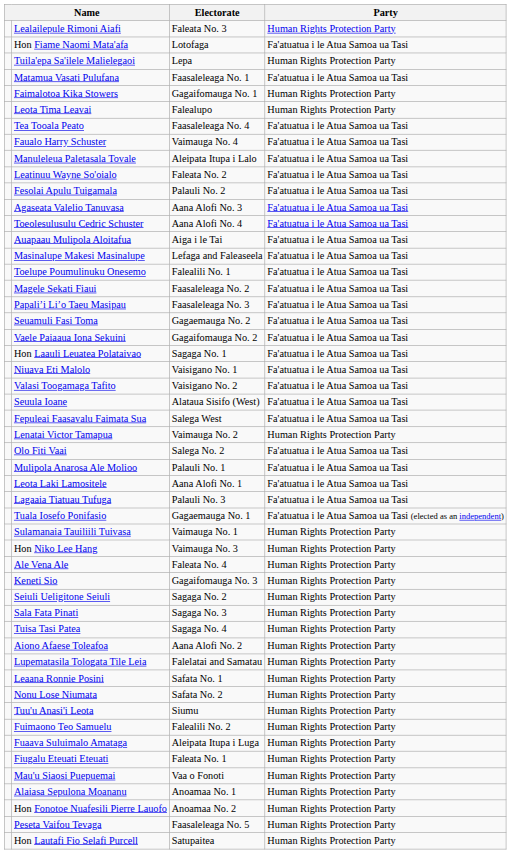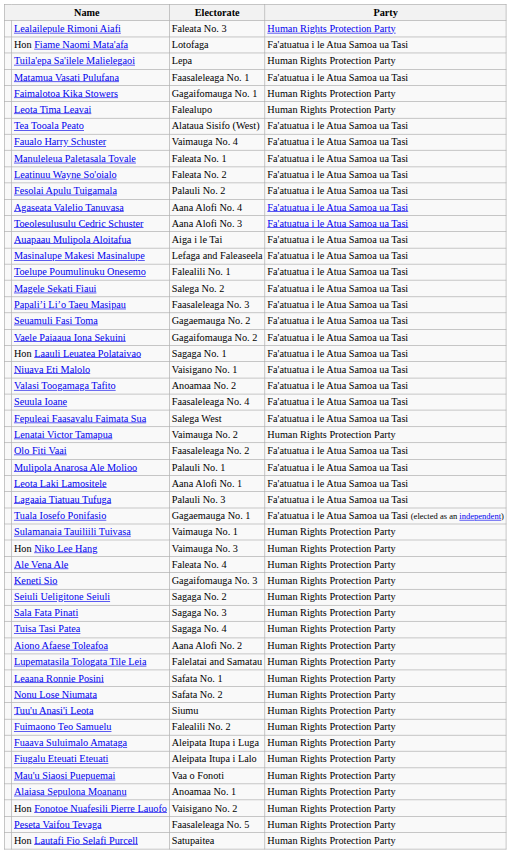(210, 126) Faasaleleaga No. 4 -> (216, 126) Alataua Sisifo (West)
(214, 158) Aleipata Itupa i Lalo -> (199, 158) Faleata No. 1
(207, 207) Aana Alofi No. 3 -> (207, 207) Aana Alofi No. 4
(207, 223) Aana Alofi No. 4 -> (207, 223) Aana Alofi No. 3
(210, 288) Faasaleleaga No. 2 -> (198, 288) Salega No. 2
(205, 386) Vaisigano No. 2 -> (204, 386) Anoamaa No. 2
(216, 402) Alataua Sisifo (West) -> (210, 402) Faasaleleaga No. 4
(198, 451) Salega No. 2 -> (210, 451) Faasaleleaga No. 2
(199, 759) Faleata No. 1 -> (214, 759) Aleipata Itupa i Lalo
(204, 808) Anoamaa No. 2 -> (205, 808) Vaisigano No. 2
